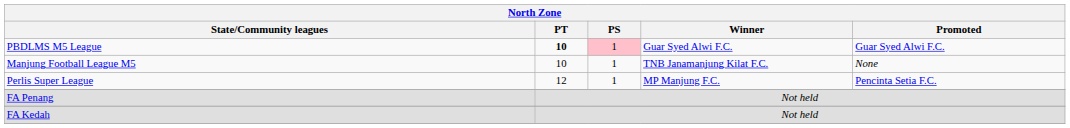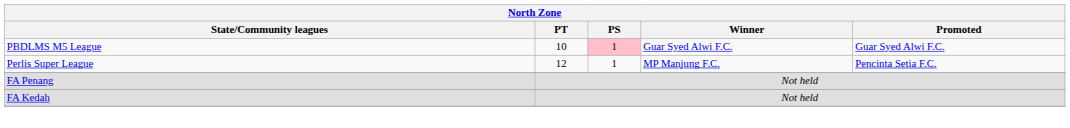(561, 47) bold -> (561, 47) normal
- row: (71, 64)
